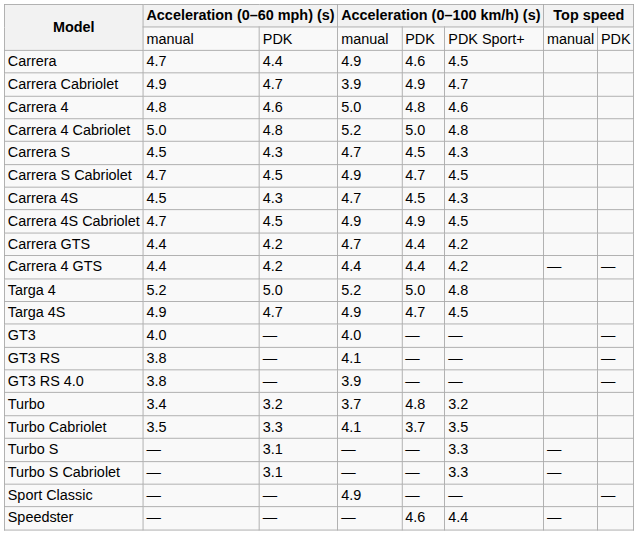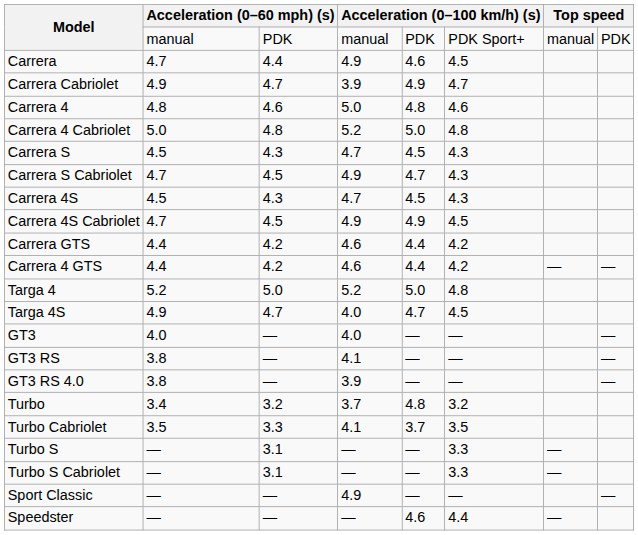(458, 175) 4.5 -> (458, 175) 4.3
(351, 244) 4.7 -> (351, 244) 4.6
(351, 267) 4.4 -> (351, 267) 4.6
(351, 312) 4.9 -> (351, 312) 4.0
